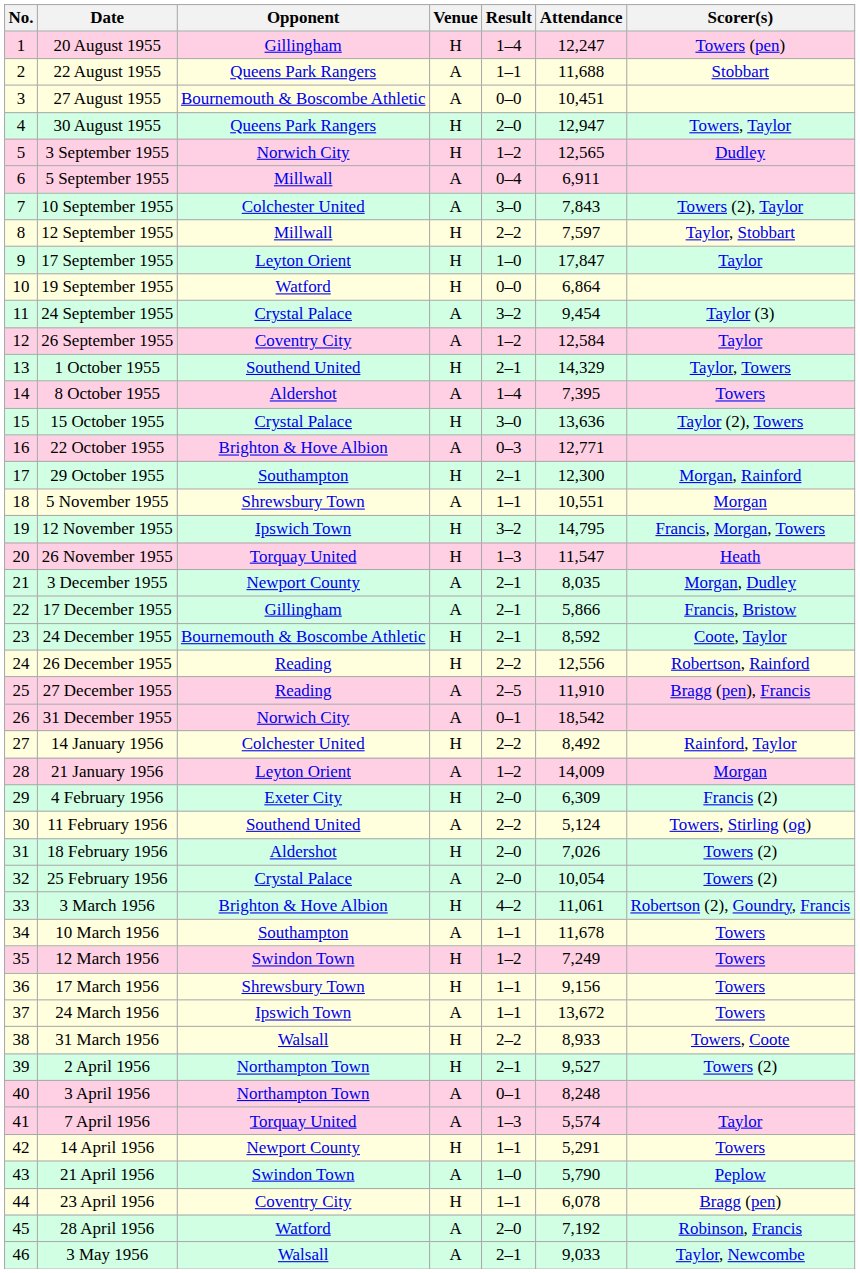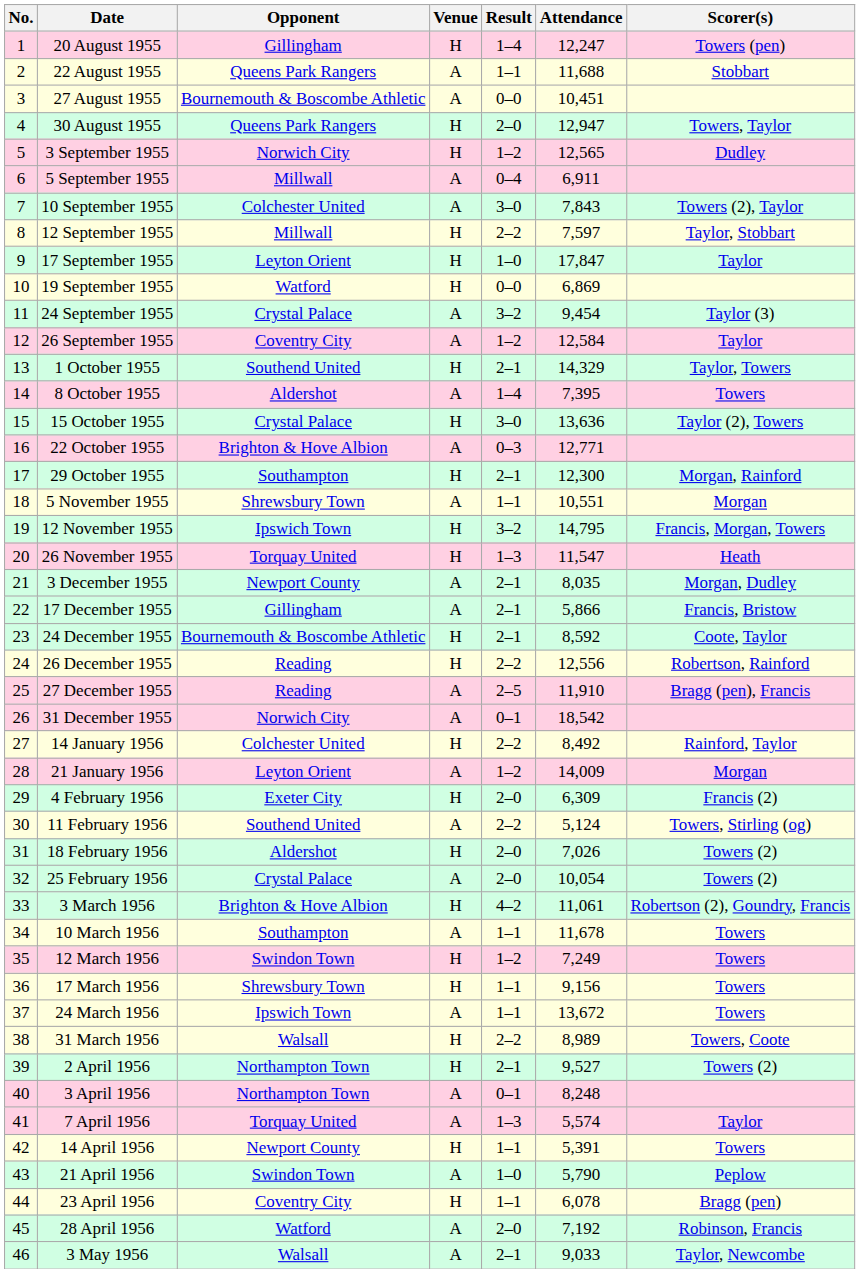(581, 286) 6,864 -> (581, 286) 6,869
(581, 1040) 8,933 -> (581, 1040) 8,989
(581, 1147) 5,291 -> (581, 1147) 5,391
